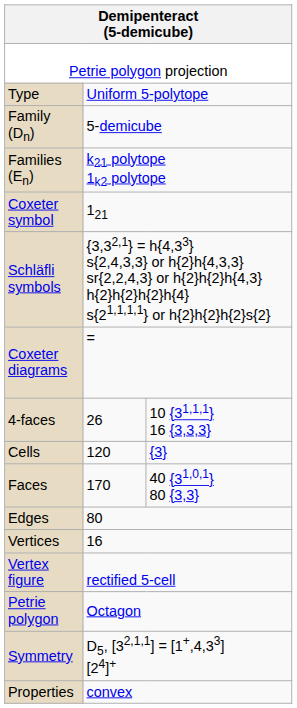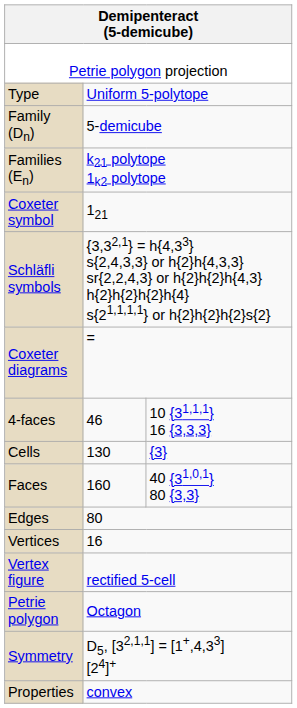(95, 419) 26 -> (95, 419) 46
(99, 452) 120 -> (99, 452) 130
(99, 485) 170 -> (99, 485) 160
